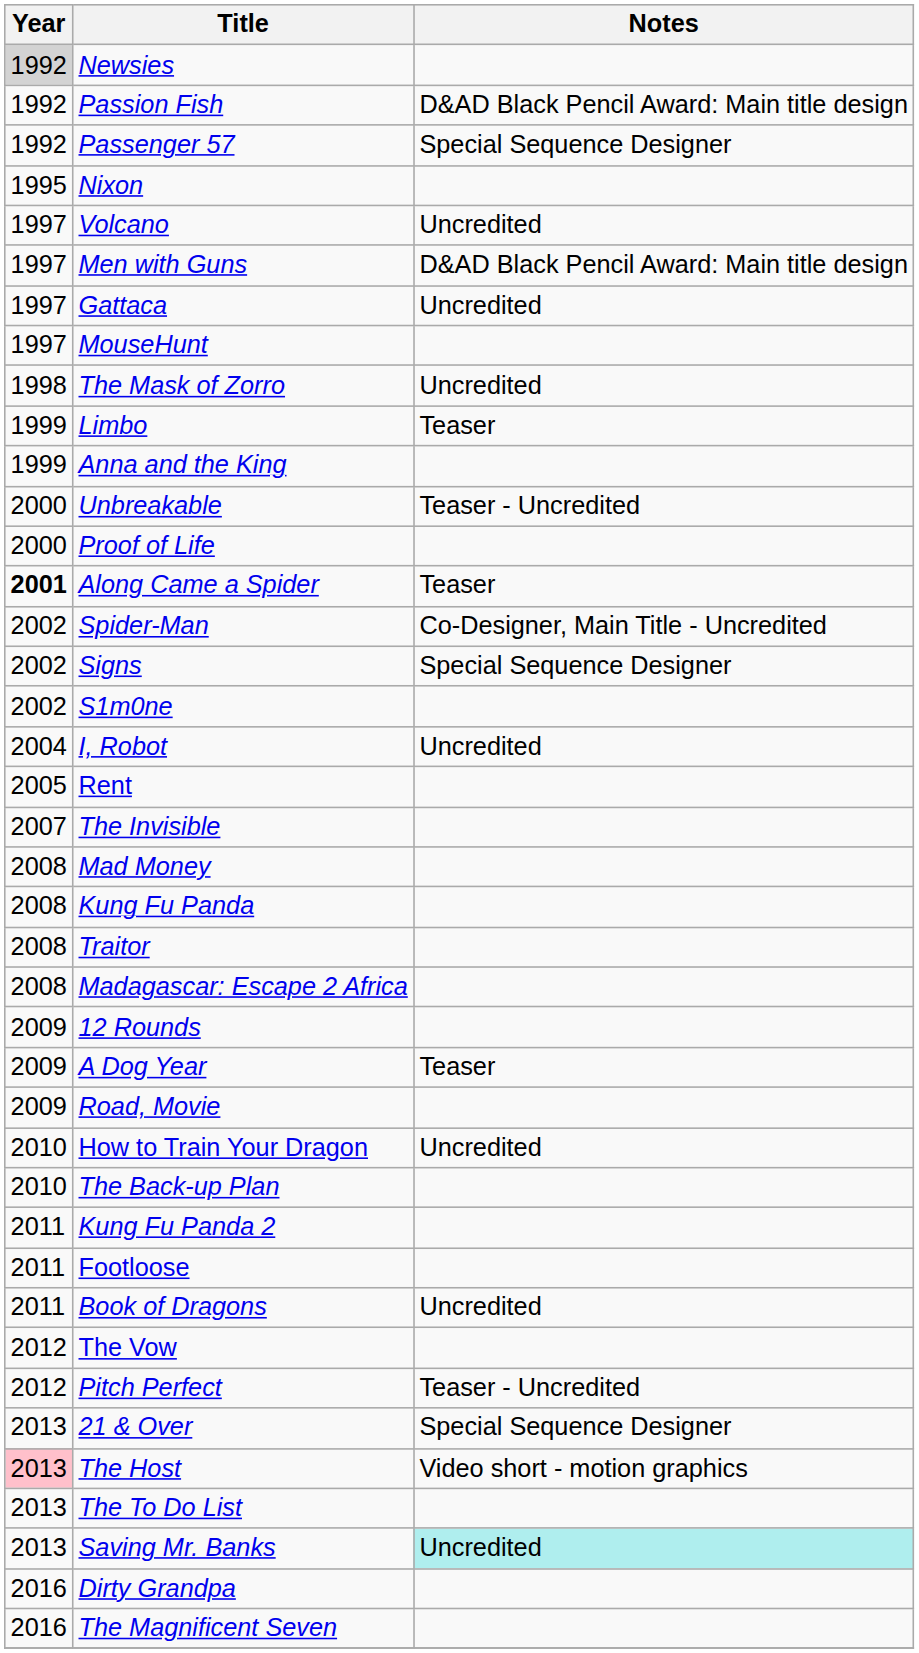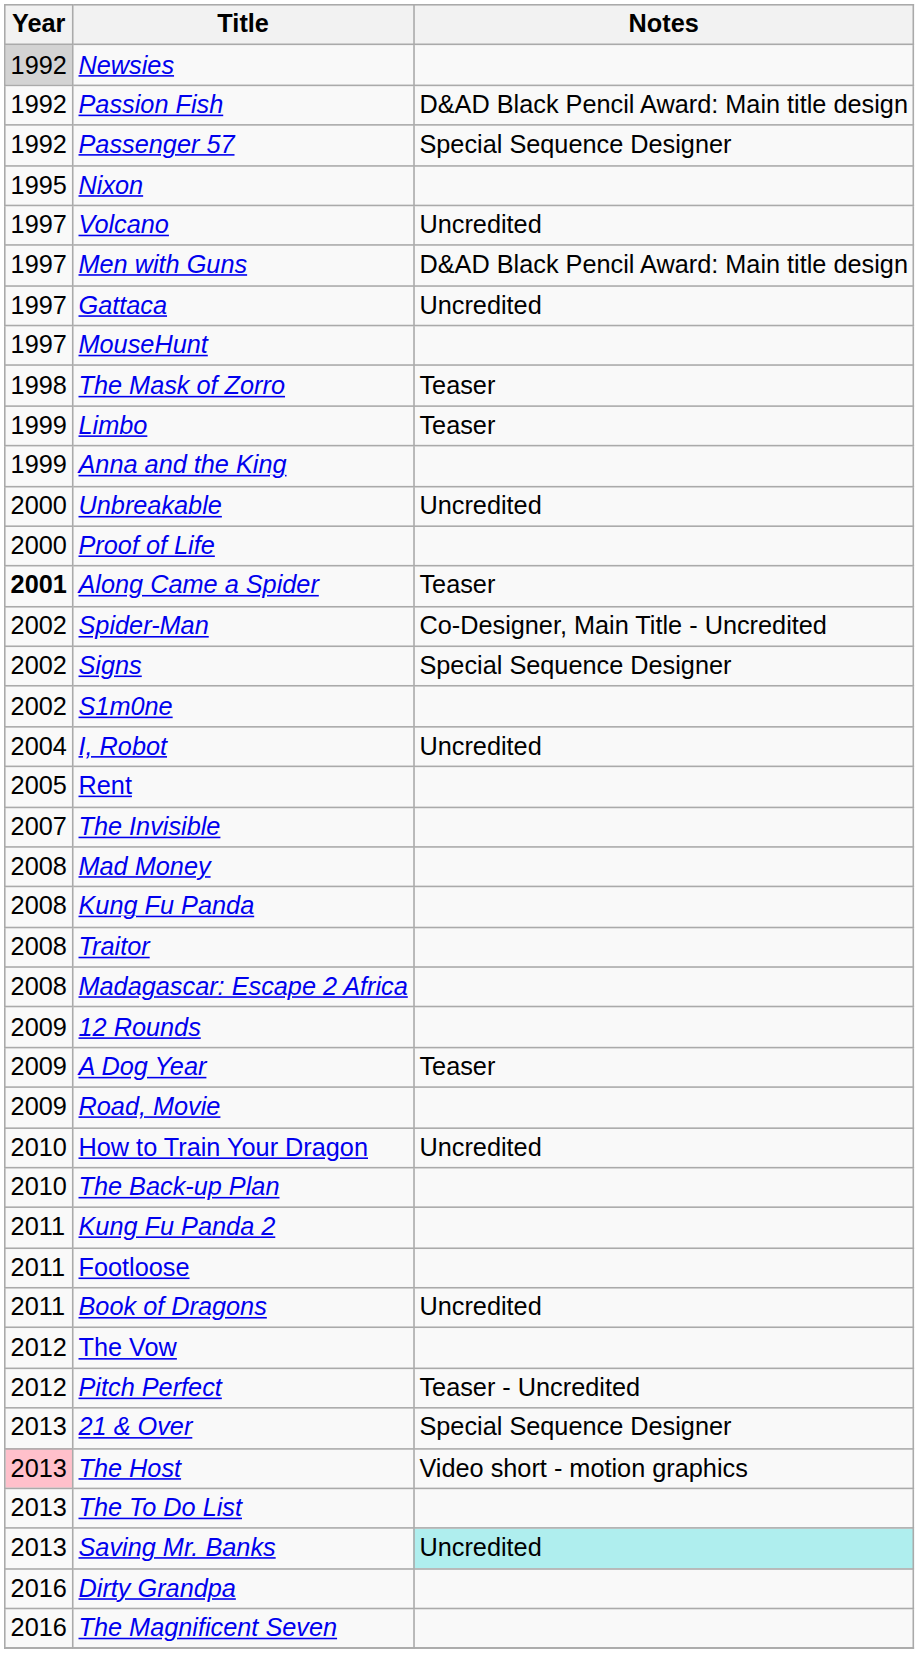(481, 385) Uncredited -> (457, 385) Teaser
(530, 505) Teaser - Uncredited -> (481, 505) Uncredited
